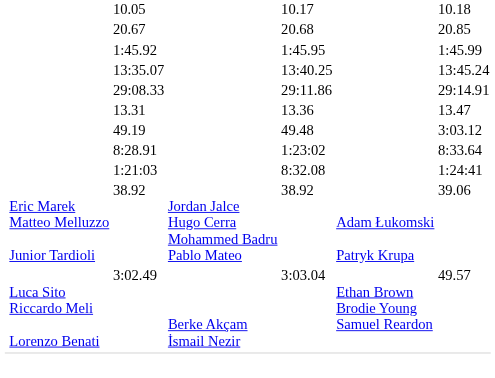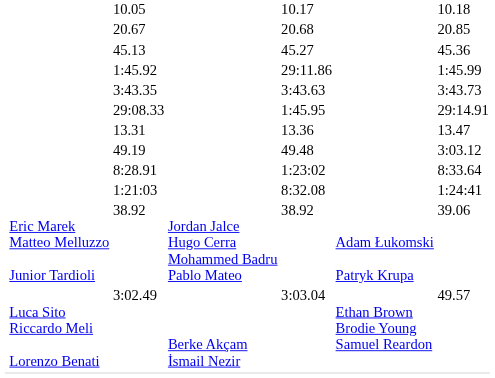+ row: (129, 50)
(303, 50) 1:45.95 -> (307, 70) 29:11.86
+ row: (135, 90)
- row: (139, 70)
(307, 90) 29:11.86 -> (303, 110) 1:45.95
